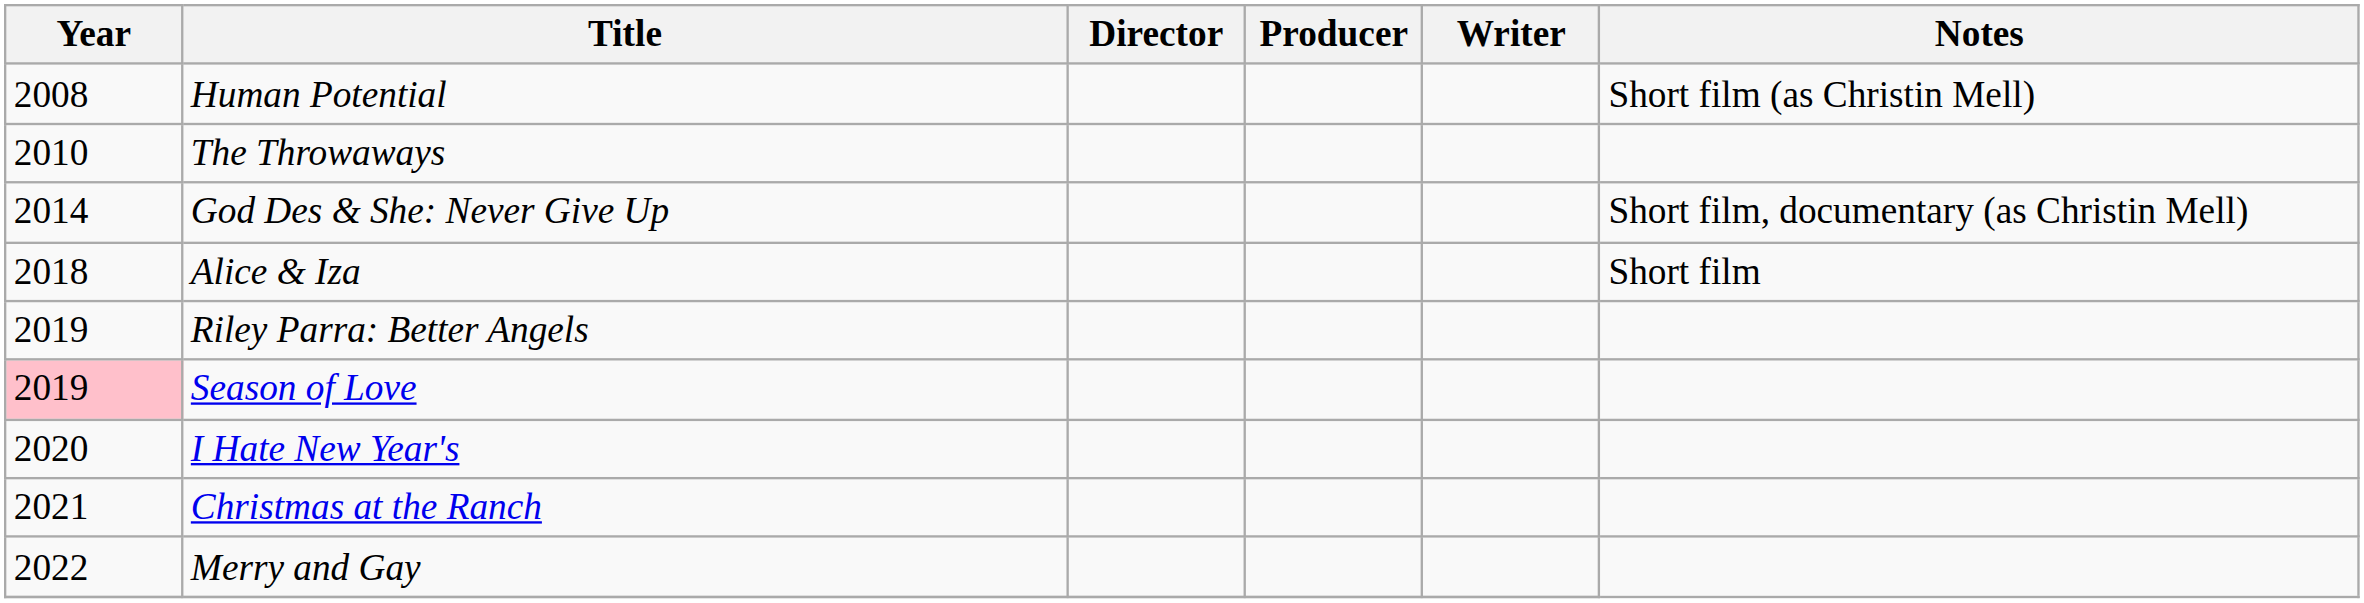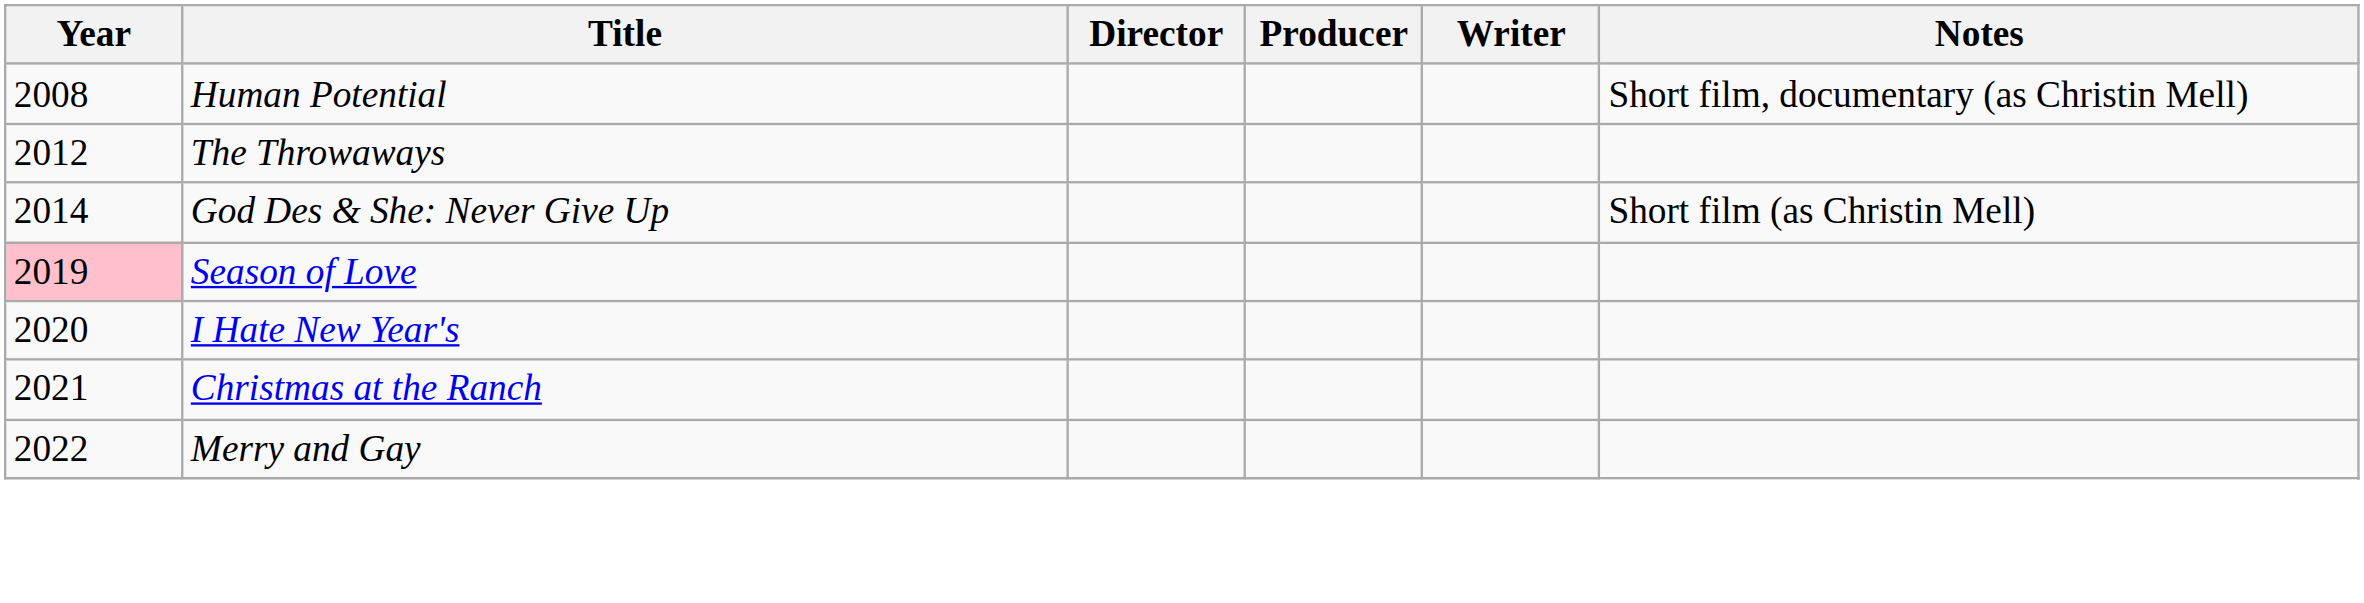(1822, 93) Short film (as Christin Mell) -> (1928, 93) Short film, documentary (as Christin Mell)
(51, 152) 2010 -> (51, 152) 2012
(1928, 211) Short film, documentary (as Christin Mell) -> (1822, 211) Short film (as Christin Mell)
- row: (276, 270)
- row: (390, 329)
